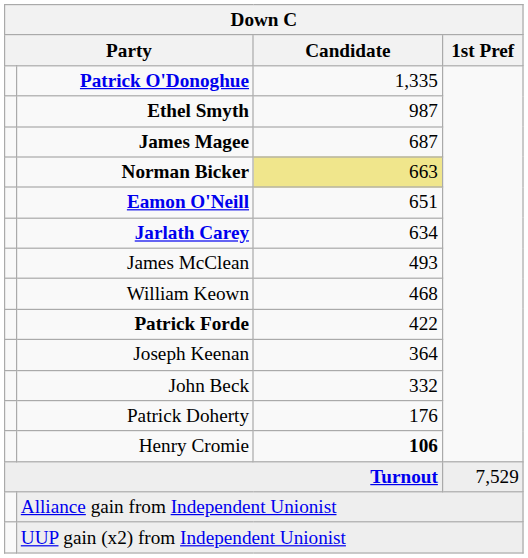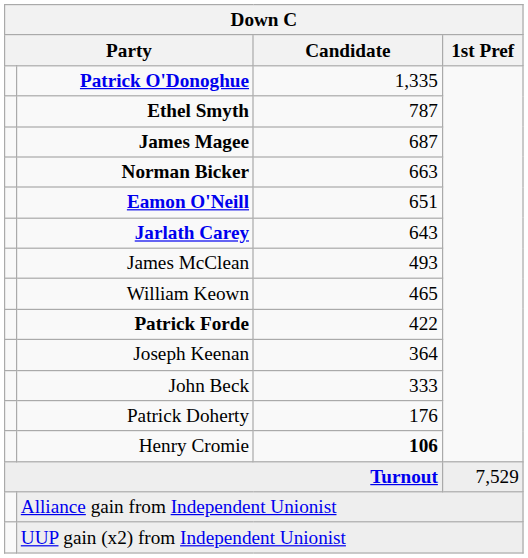(423, 111) 987 -> (423, 111) 787
(423, 171) khaki background -> (423, 171) no background
(423, 232) 634 -> (423, 232) 643
(423, 293) 468 -> (423, 293) 465
(423, 385) 332 -> (423, 385) 333
